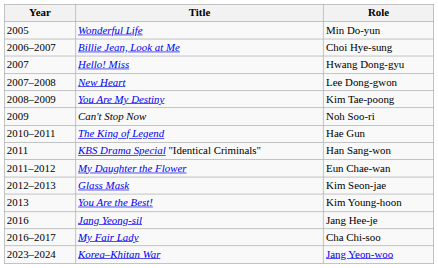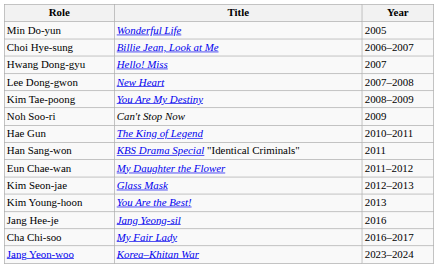columns swapped: (40, 13) <-> (378, 13)
